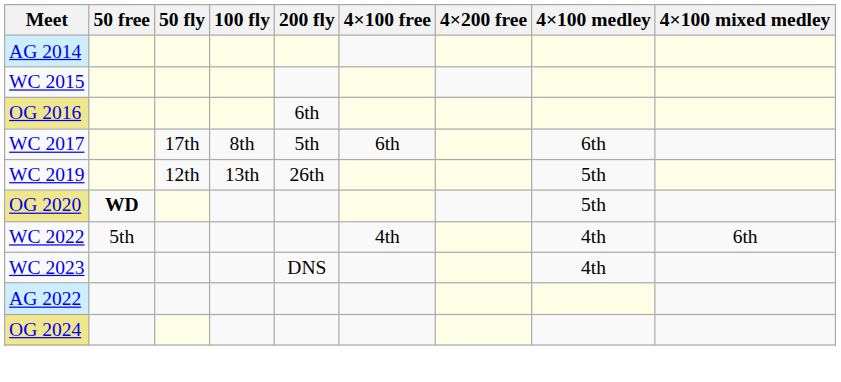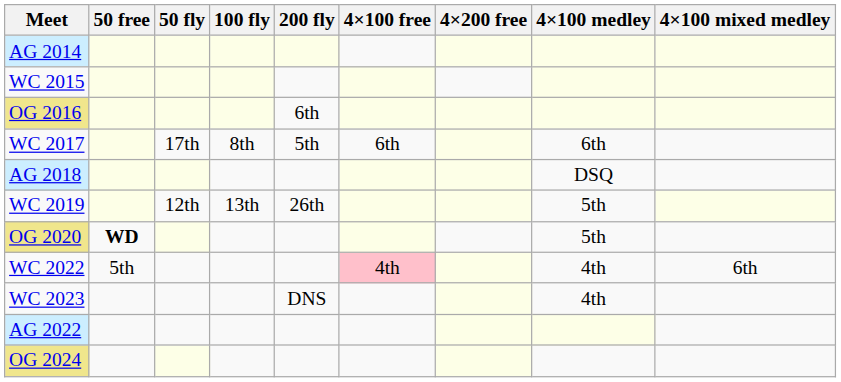+ row: (45, 174)
(387, 236) no background -> (387, 267) pink background
